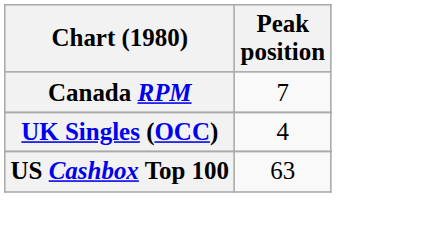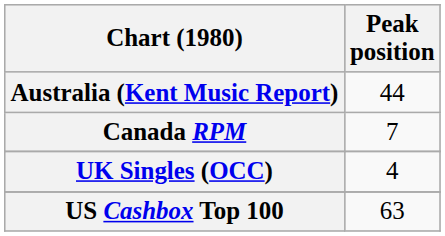+ row: (174, 91)
